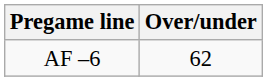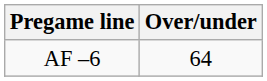(201, 57) 62 -> (201, 57) 64
